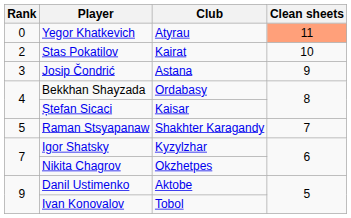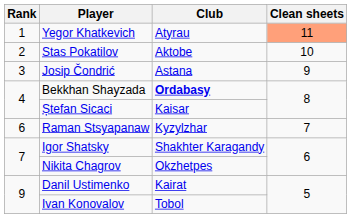(22, 33) 0 -> (22, 33) 1
(171, 52) Kairat -> (174, 52) Aktobe
(181, 90) normal -> (183, 90) bold
(22, 128) 5 -> (22, 128) 6
(210, 128) Shakhter Karagandy -> (181, 128) Kyzylzhar
(181, 147) Kyzylzhar -> (210, 147) Shakhter Karagandy
(174, 185) Aktobe -> (171, 185) Kairat
